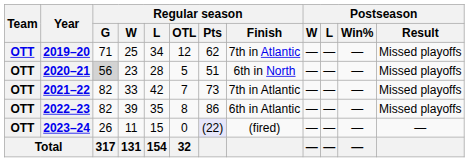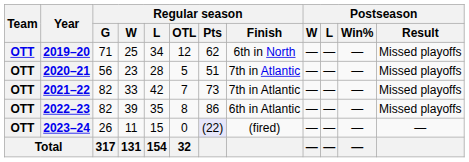(265, 52) 7th in Atlantic -> (265, 52) 6th in North
(106, 71) lightgrey background -> (106, 71) no background
(265, 71) 6th in North -> (265, 71) 7th in Atlantic
